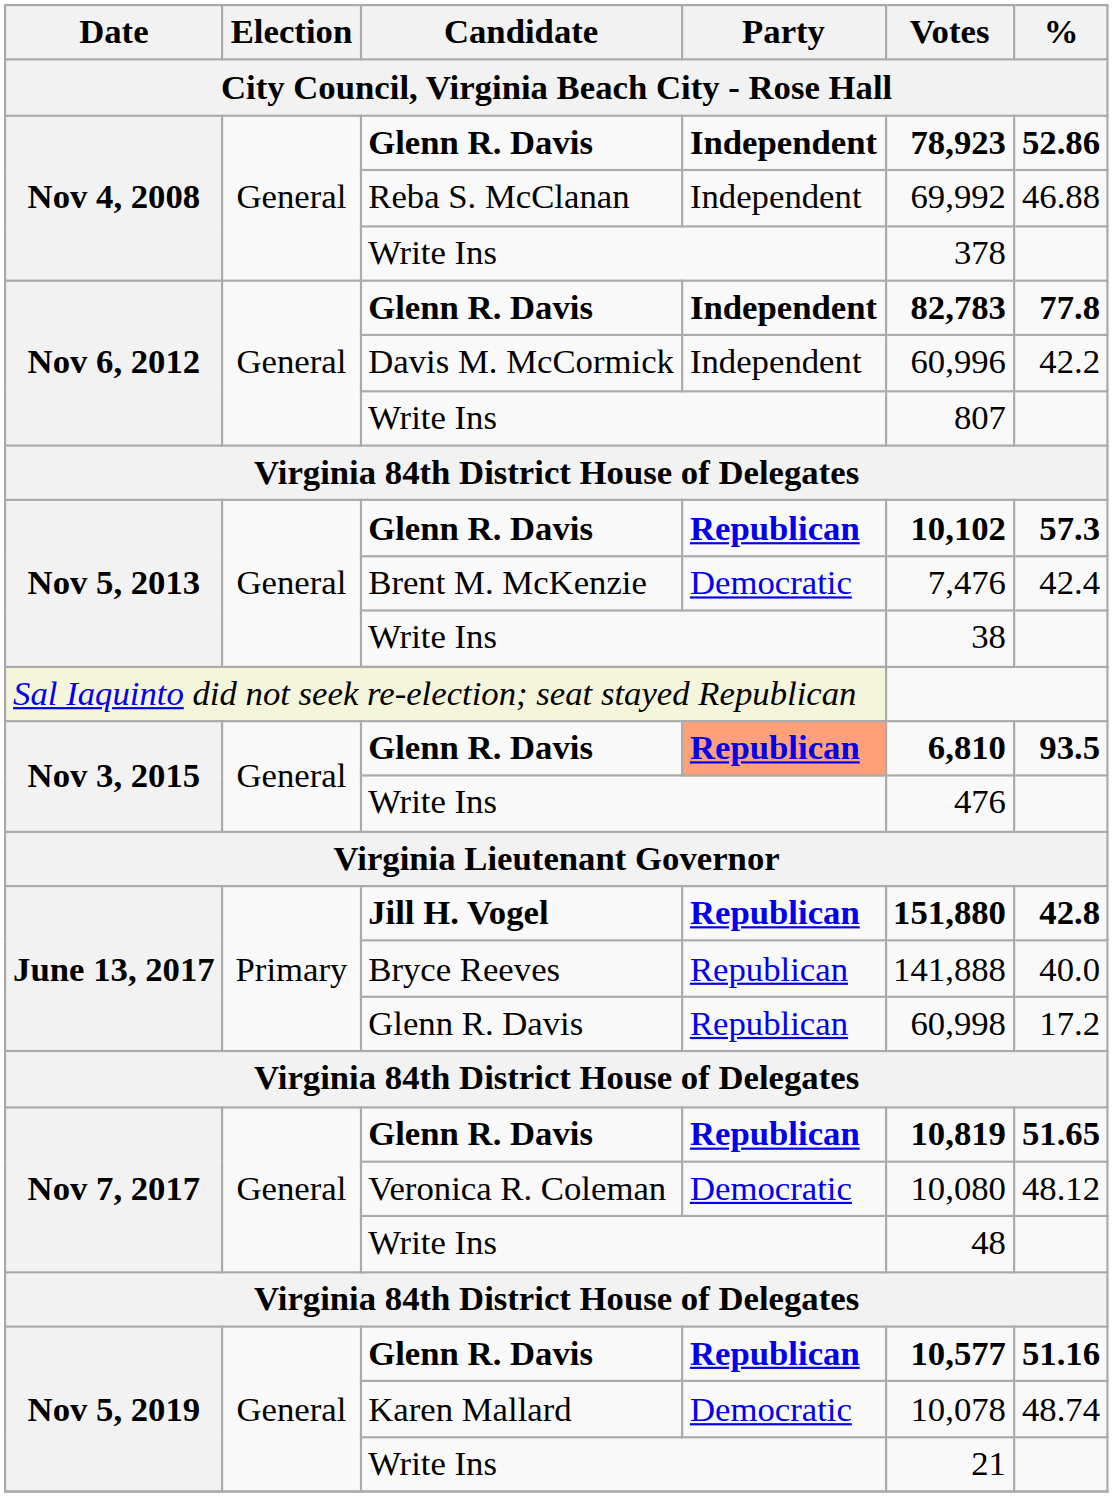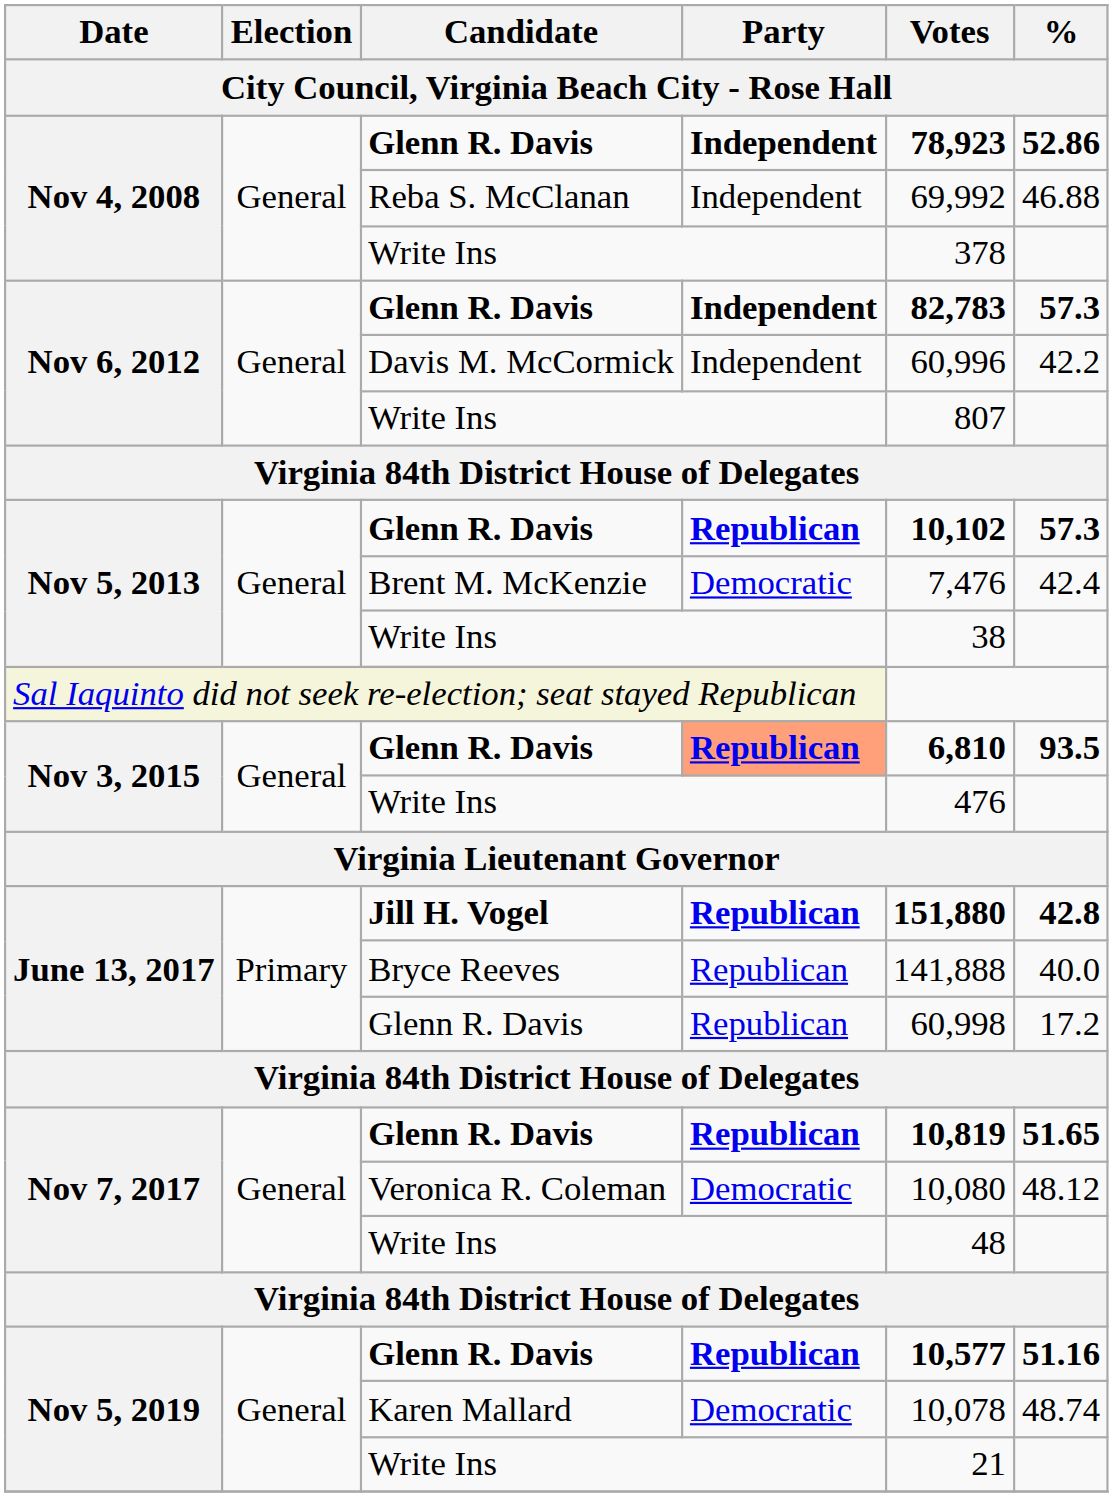(1070, 307) 77.8 -> (1070, 307) 57.3
